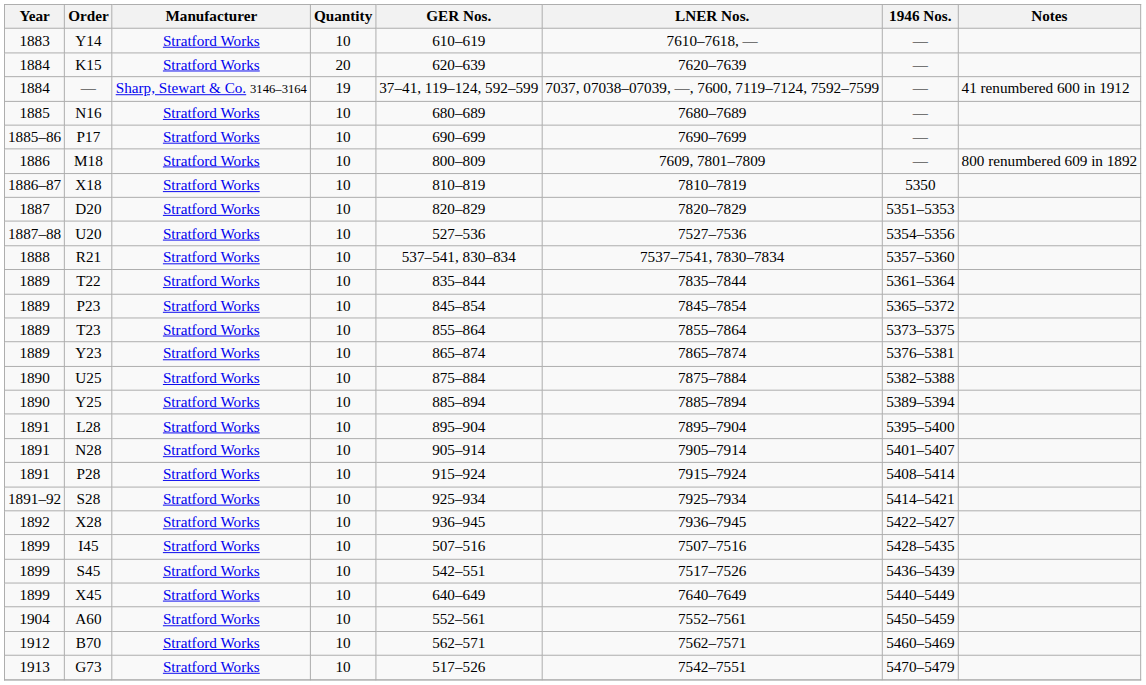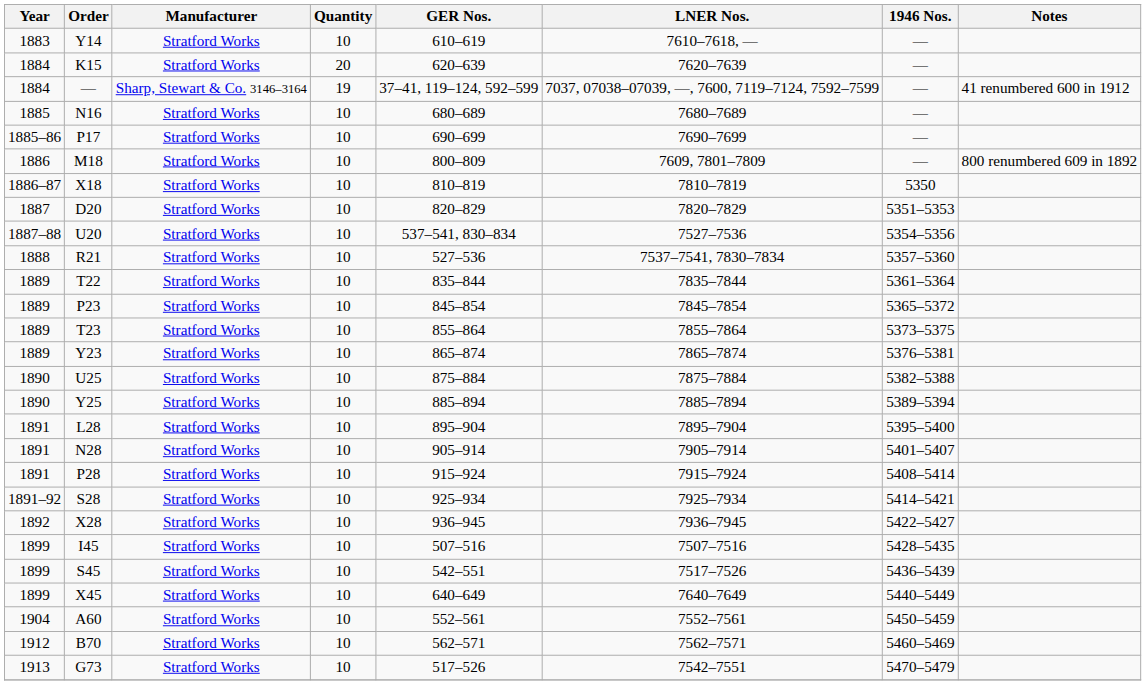(459, 233) 527–536 -> (459, 233) 537–541, 830–834
(459, 257) 537–541, 830–834 -> (459, 257) 527–536
